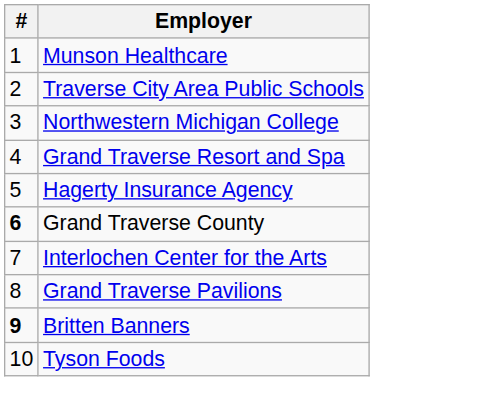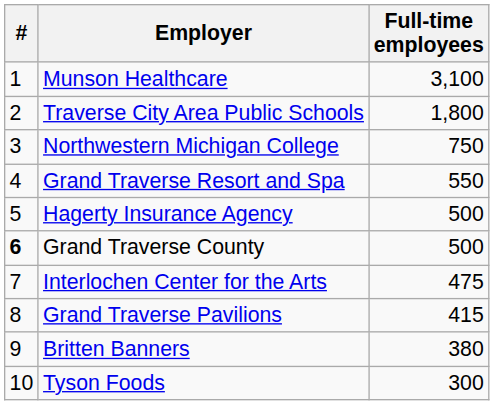+ column: (429, 33)
(15, 325) bold -> (15, 349) normal
